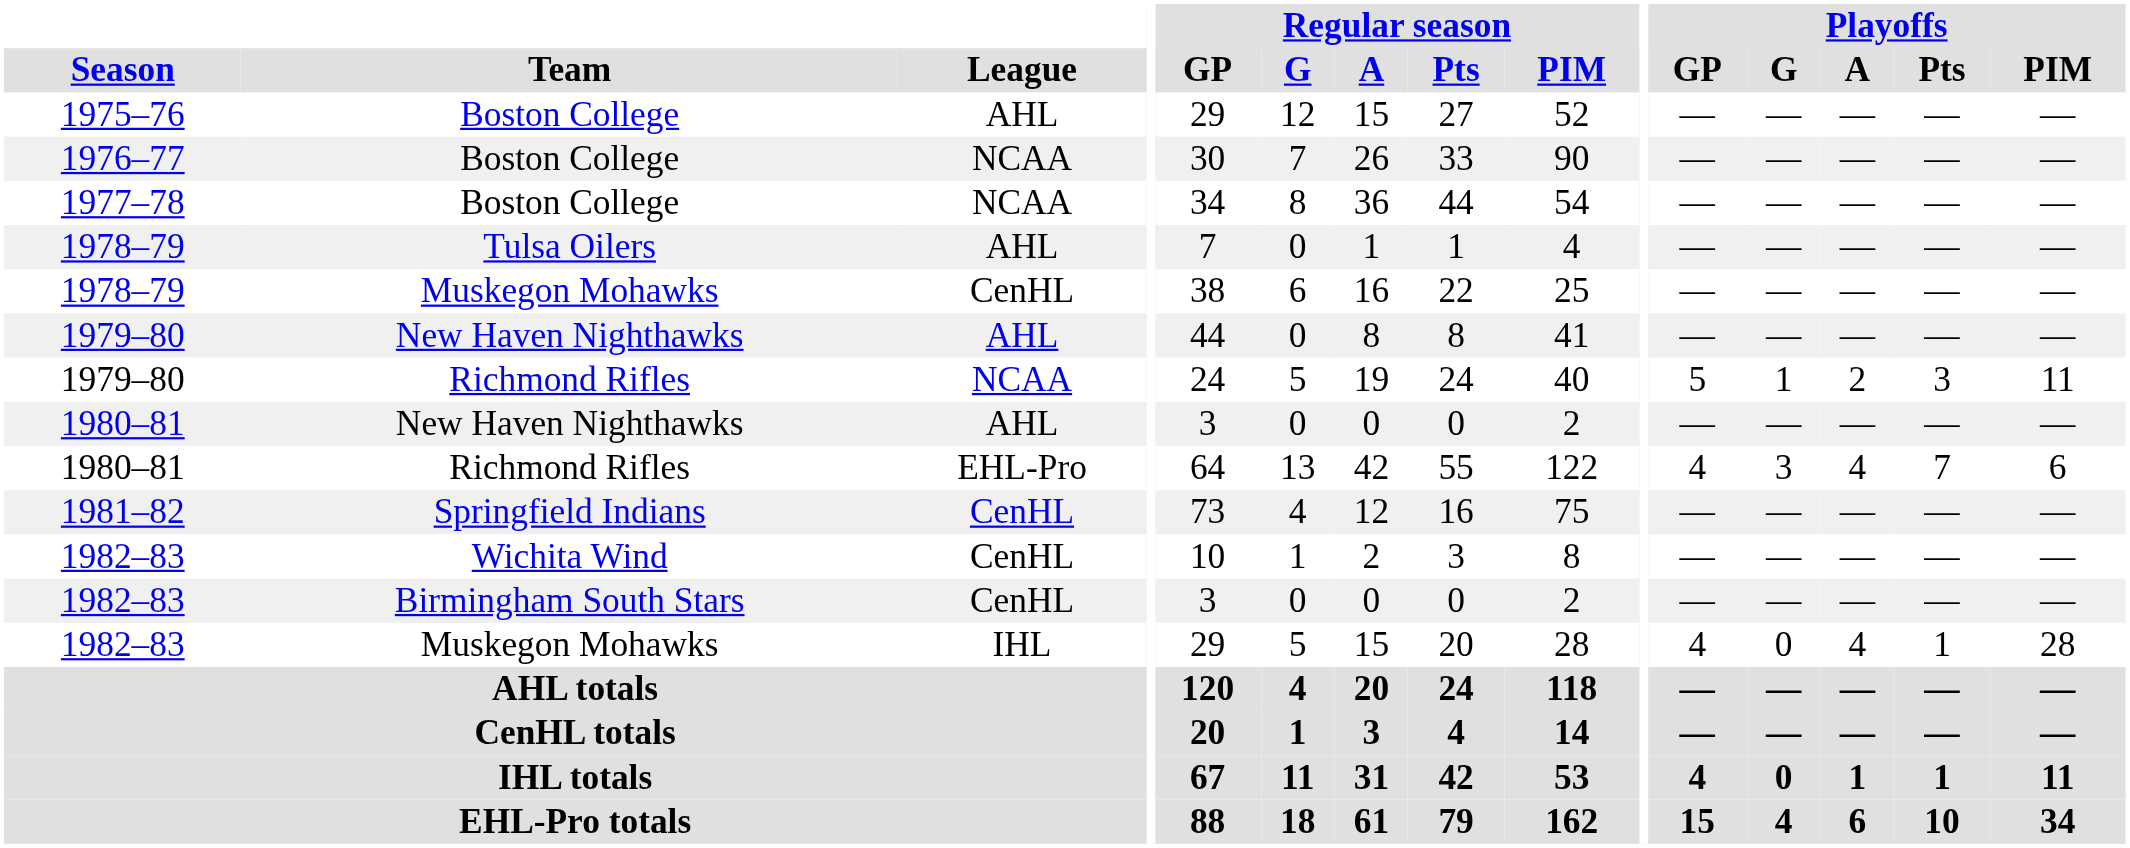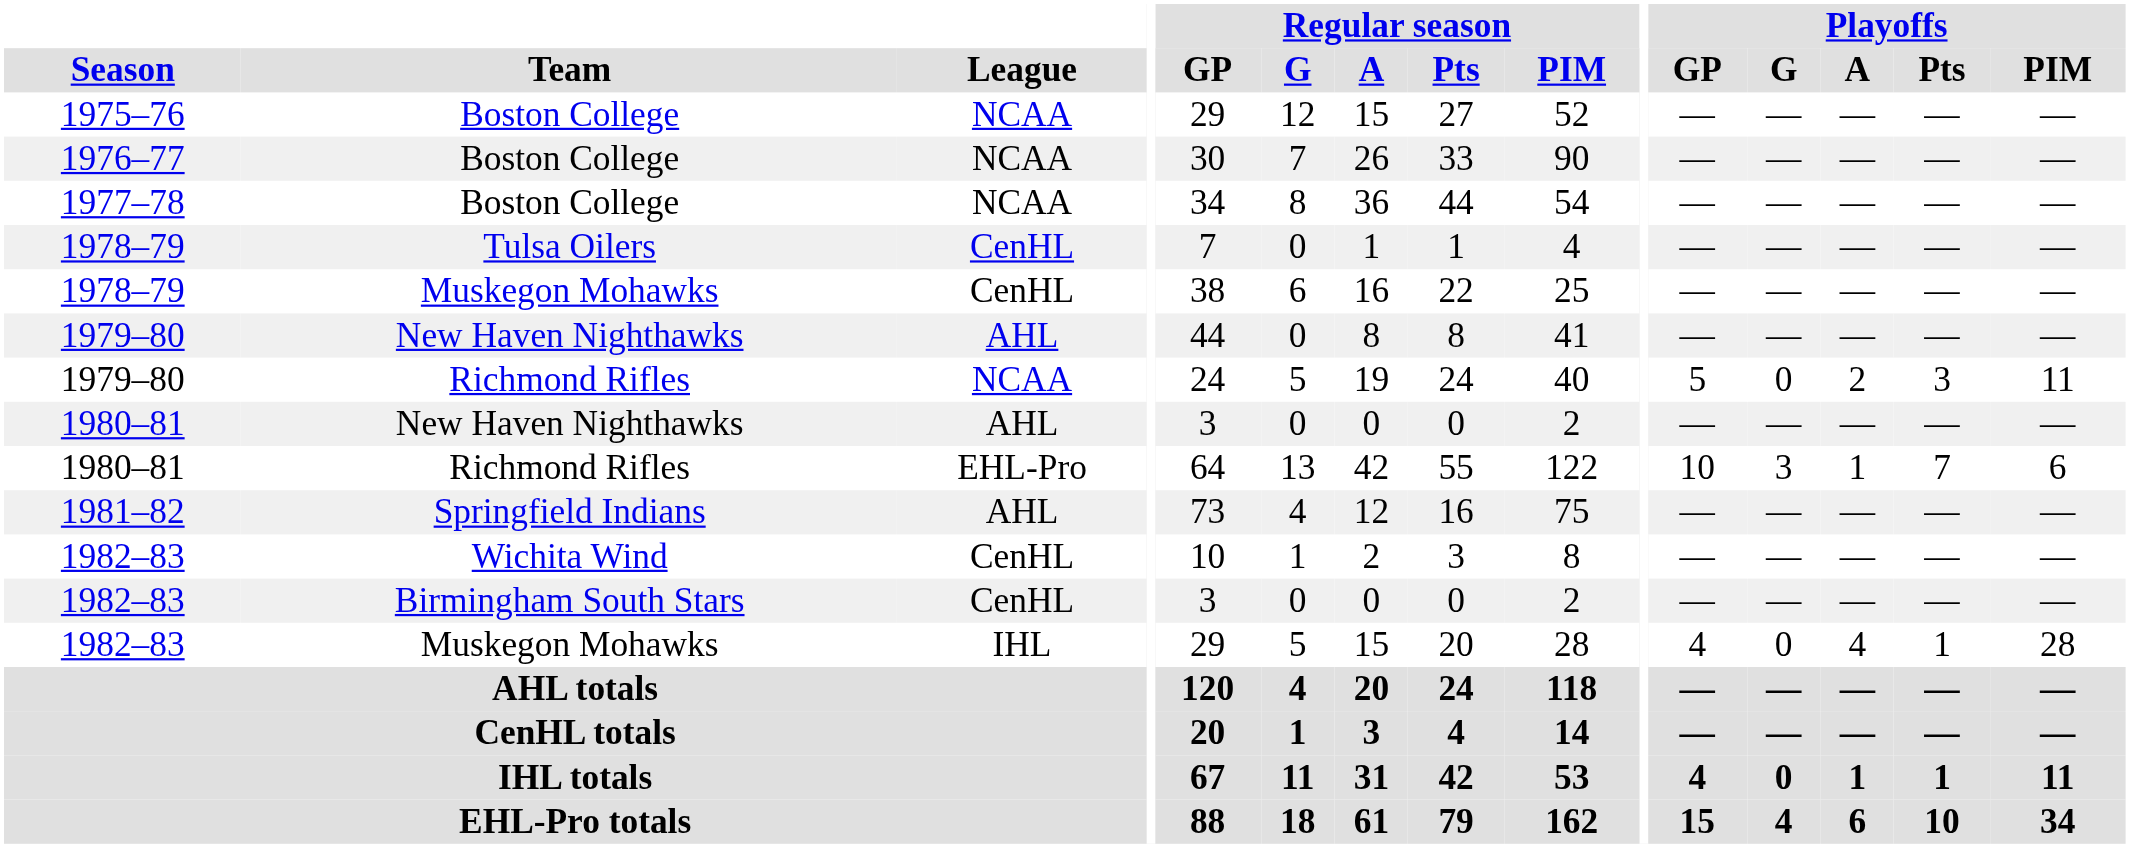(1022, 113) AHL -> (1022, 113) NCAA
(1022, 246) AHL -> (1022, 246) CenHL
(1784, 379) 1 -> (1784, 379) 0
(1697, 467) 4 -> (1697, 467) 10
(1857, 467) 4 -> (1857, 467) 1
(1022, 511) CenHL -> (1022, 511) AHL
